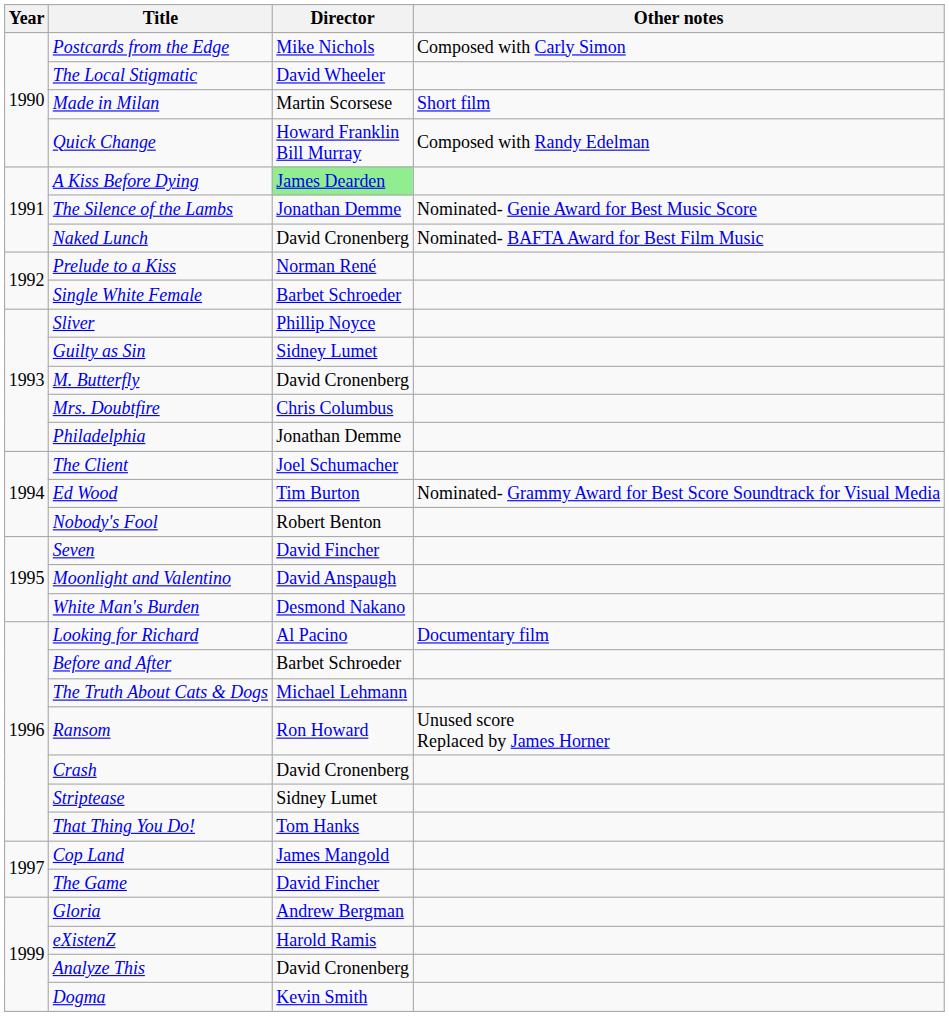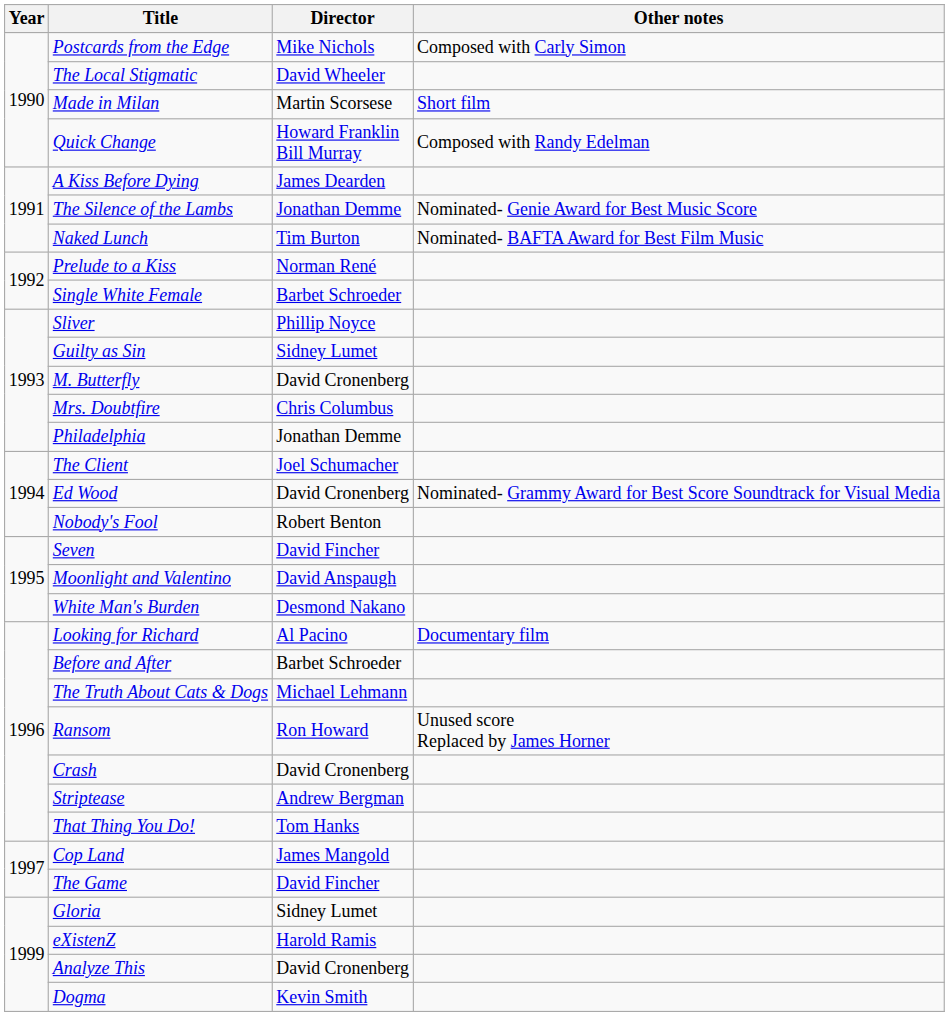(331, 180) lightgreen background -> (331, 180) no background
(343, 237) David Cronenberg -> (318, 237) Tim Burton
(318, 493) Tim Burton -> (343, 493) David Cronenberg
(327, 797) Sidney Lumet -> (340, 797) Andrew Bergman
(340, 911) Andrew Bergman -> (327, 911) Sidney Lumet
